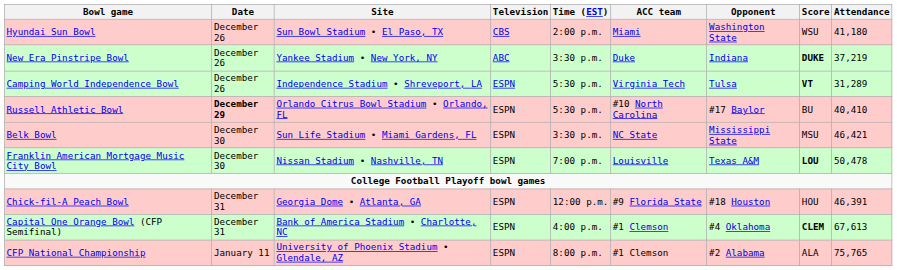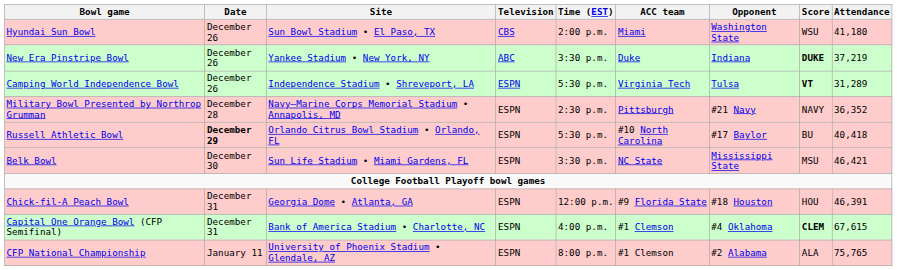+ row: (104, 109)
(851, 109) 40,410 -> (851, 135) 40,418
- row: (95, 161)
(851, 227) 67,613 -> (851, 227) 67,615
